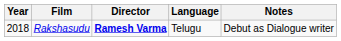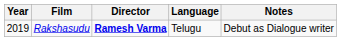(18, 28) 2018 -> (18, 28) 2019
